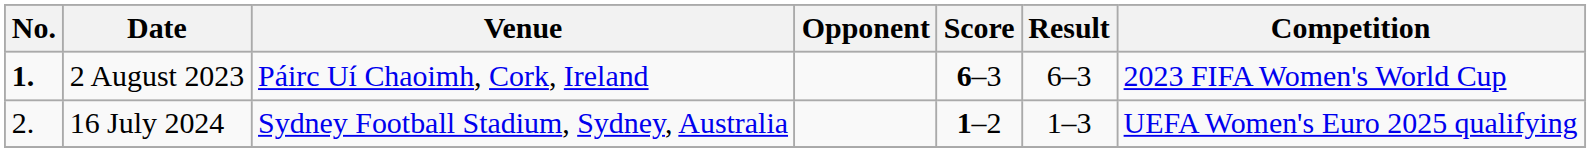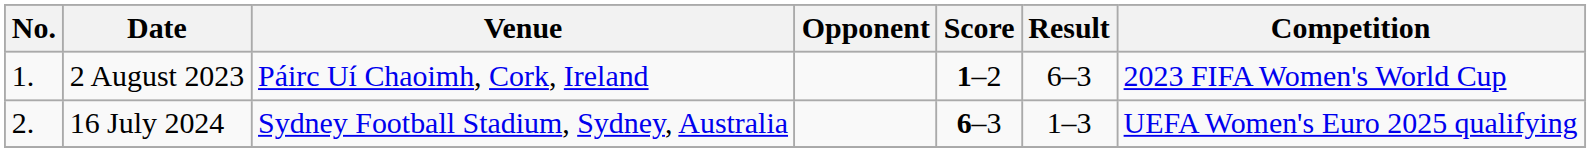(23, 75) bold -> (23, 75) normal
(979, 75) 6–3 -> (979, 75) 1–2
(979, 123) 1–2 -> (979, 123) 6–3
